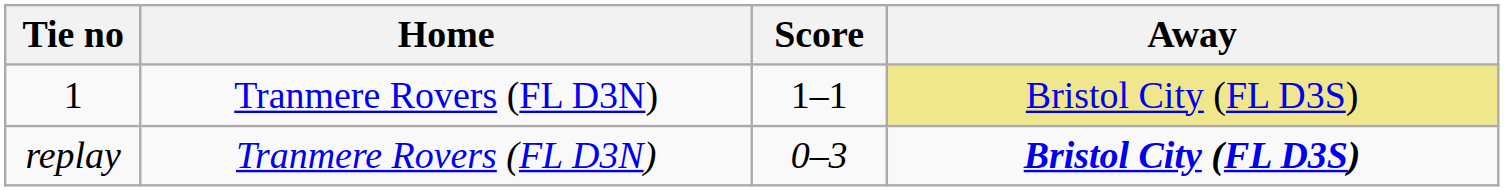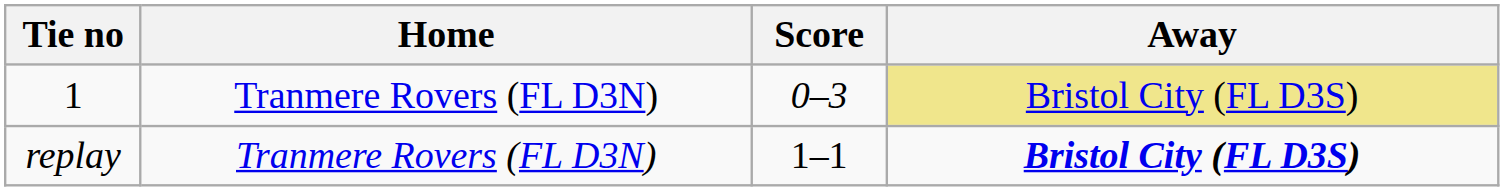(819, 94) 1–1 -> (819, 94) 0–3
(819, 154) 0–3 -> (819, 154) 1–1
